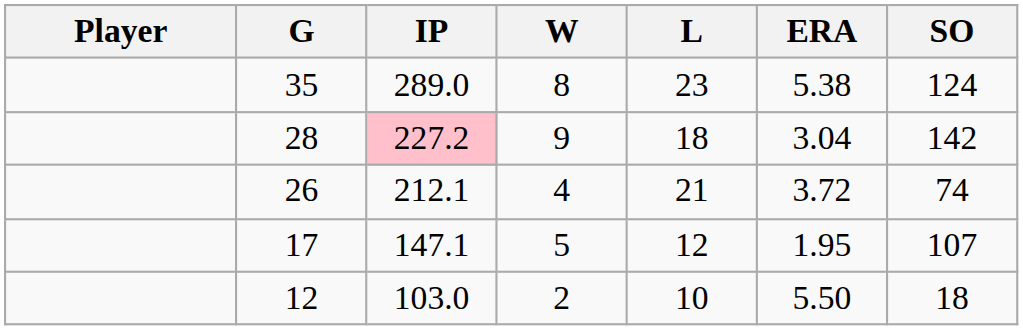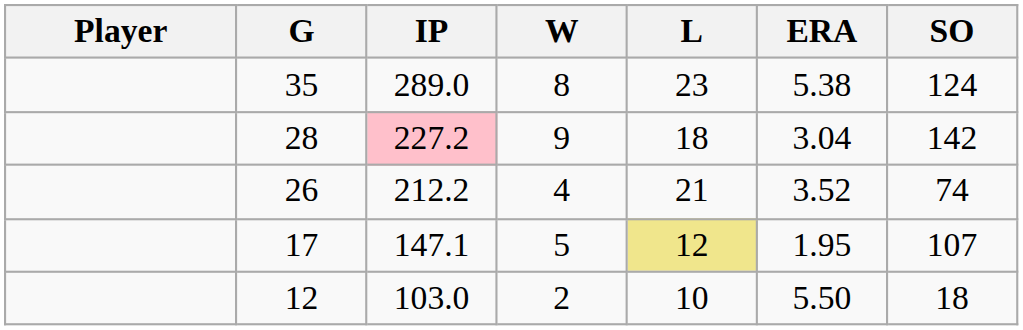(432, 191) 212.1 -> (432, 191) 212.2
(822, 191) 3.72 -> (822, 191) 3.52
(692, 244) no background -> (692, 244) khaki background
